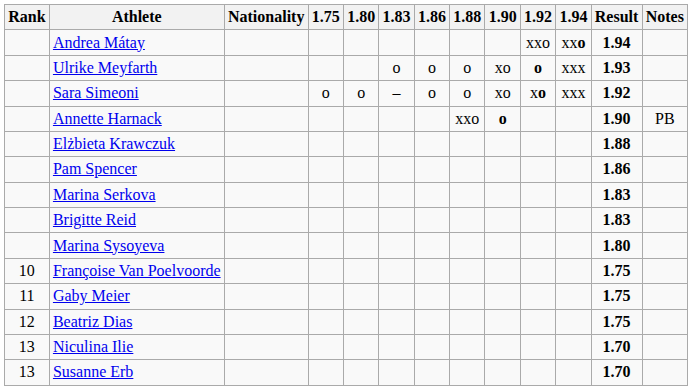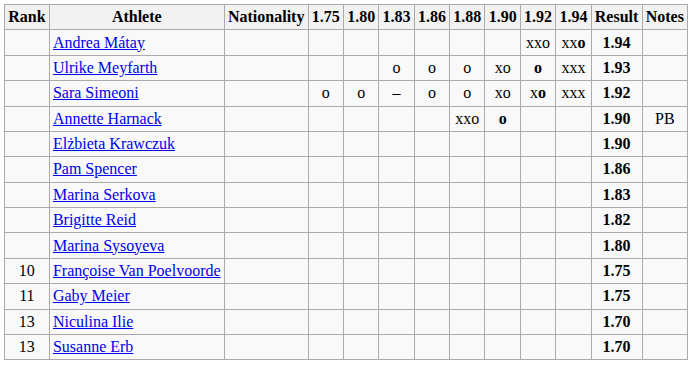(617, 144) 1.88 -> (617, 144) 1.90
(617, 220) 1.83 -> (617, 220) 1.82
- row: (93, 321)
